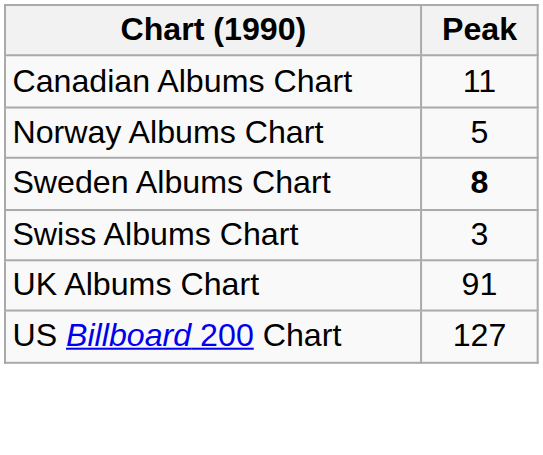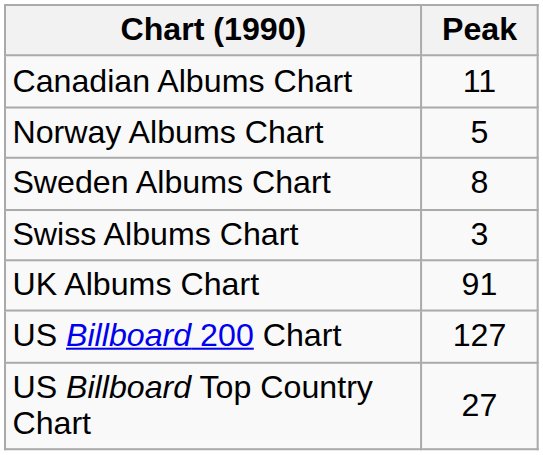(479, 183) bold -> (479, 183) normal
+ row: (193, 405)
